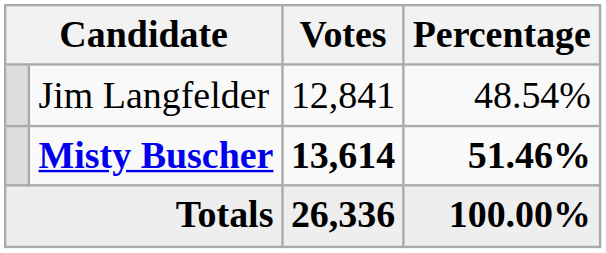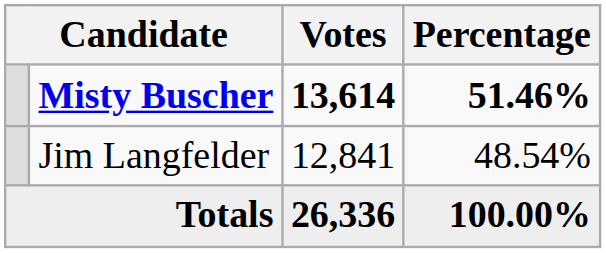rows swapped: (156, 154) <-> (154, 94)
